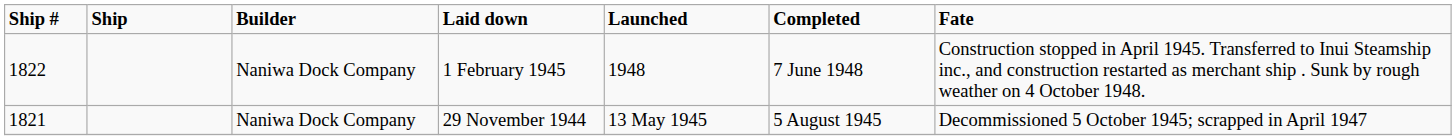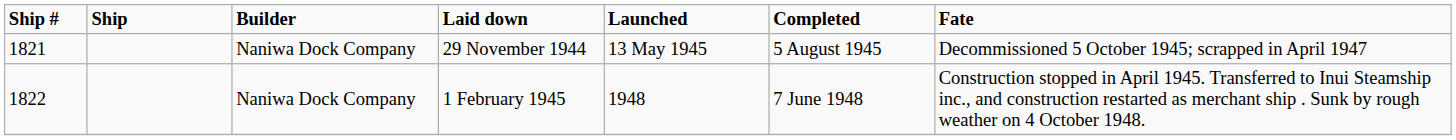rows swapped: (514, 119) <-> (504, 69)
